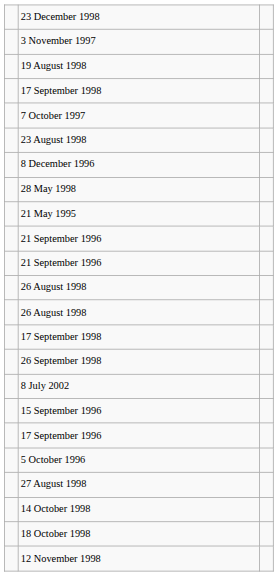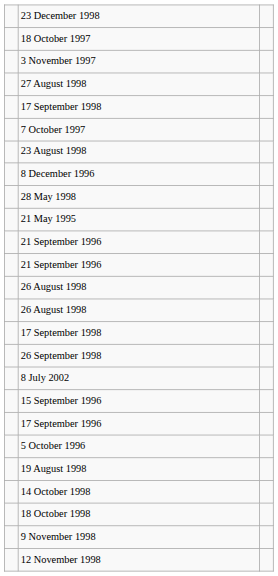+ row: (11, 39)
rows swapped: (11, 485) <-> (11, 66)
+ row: (11, 537)
